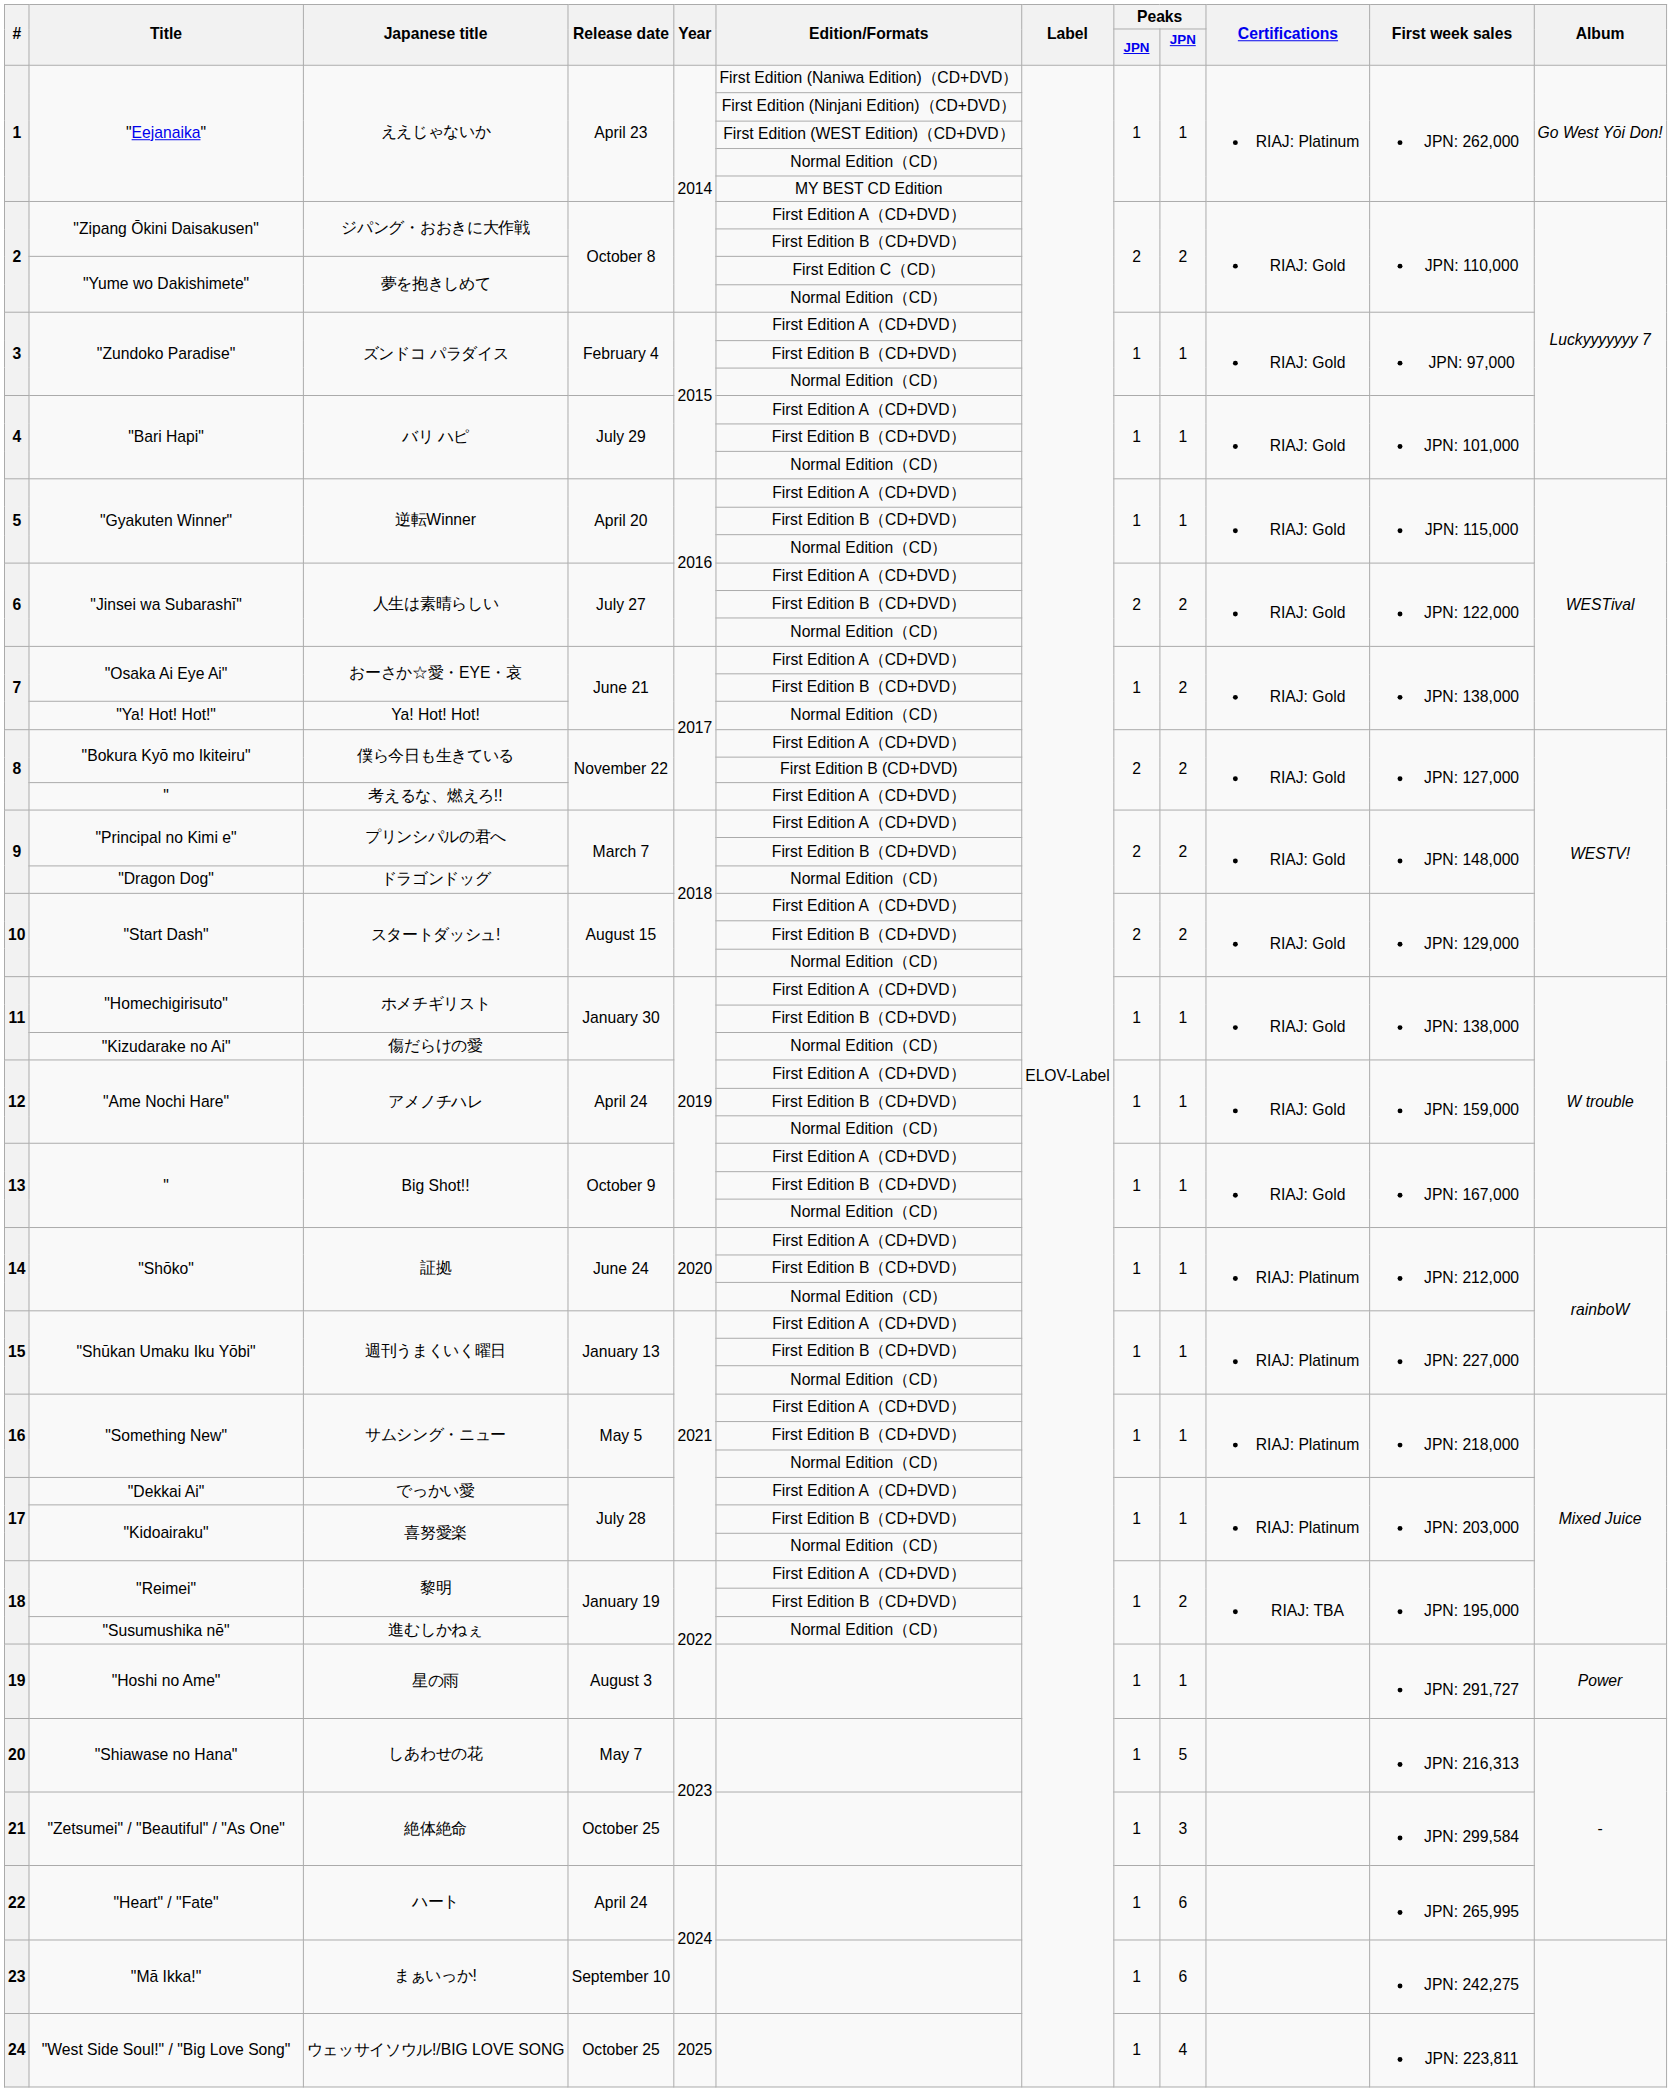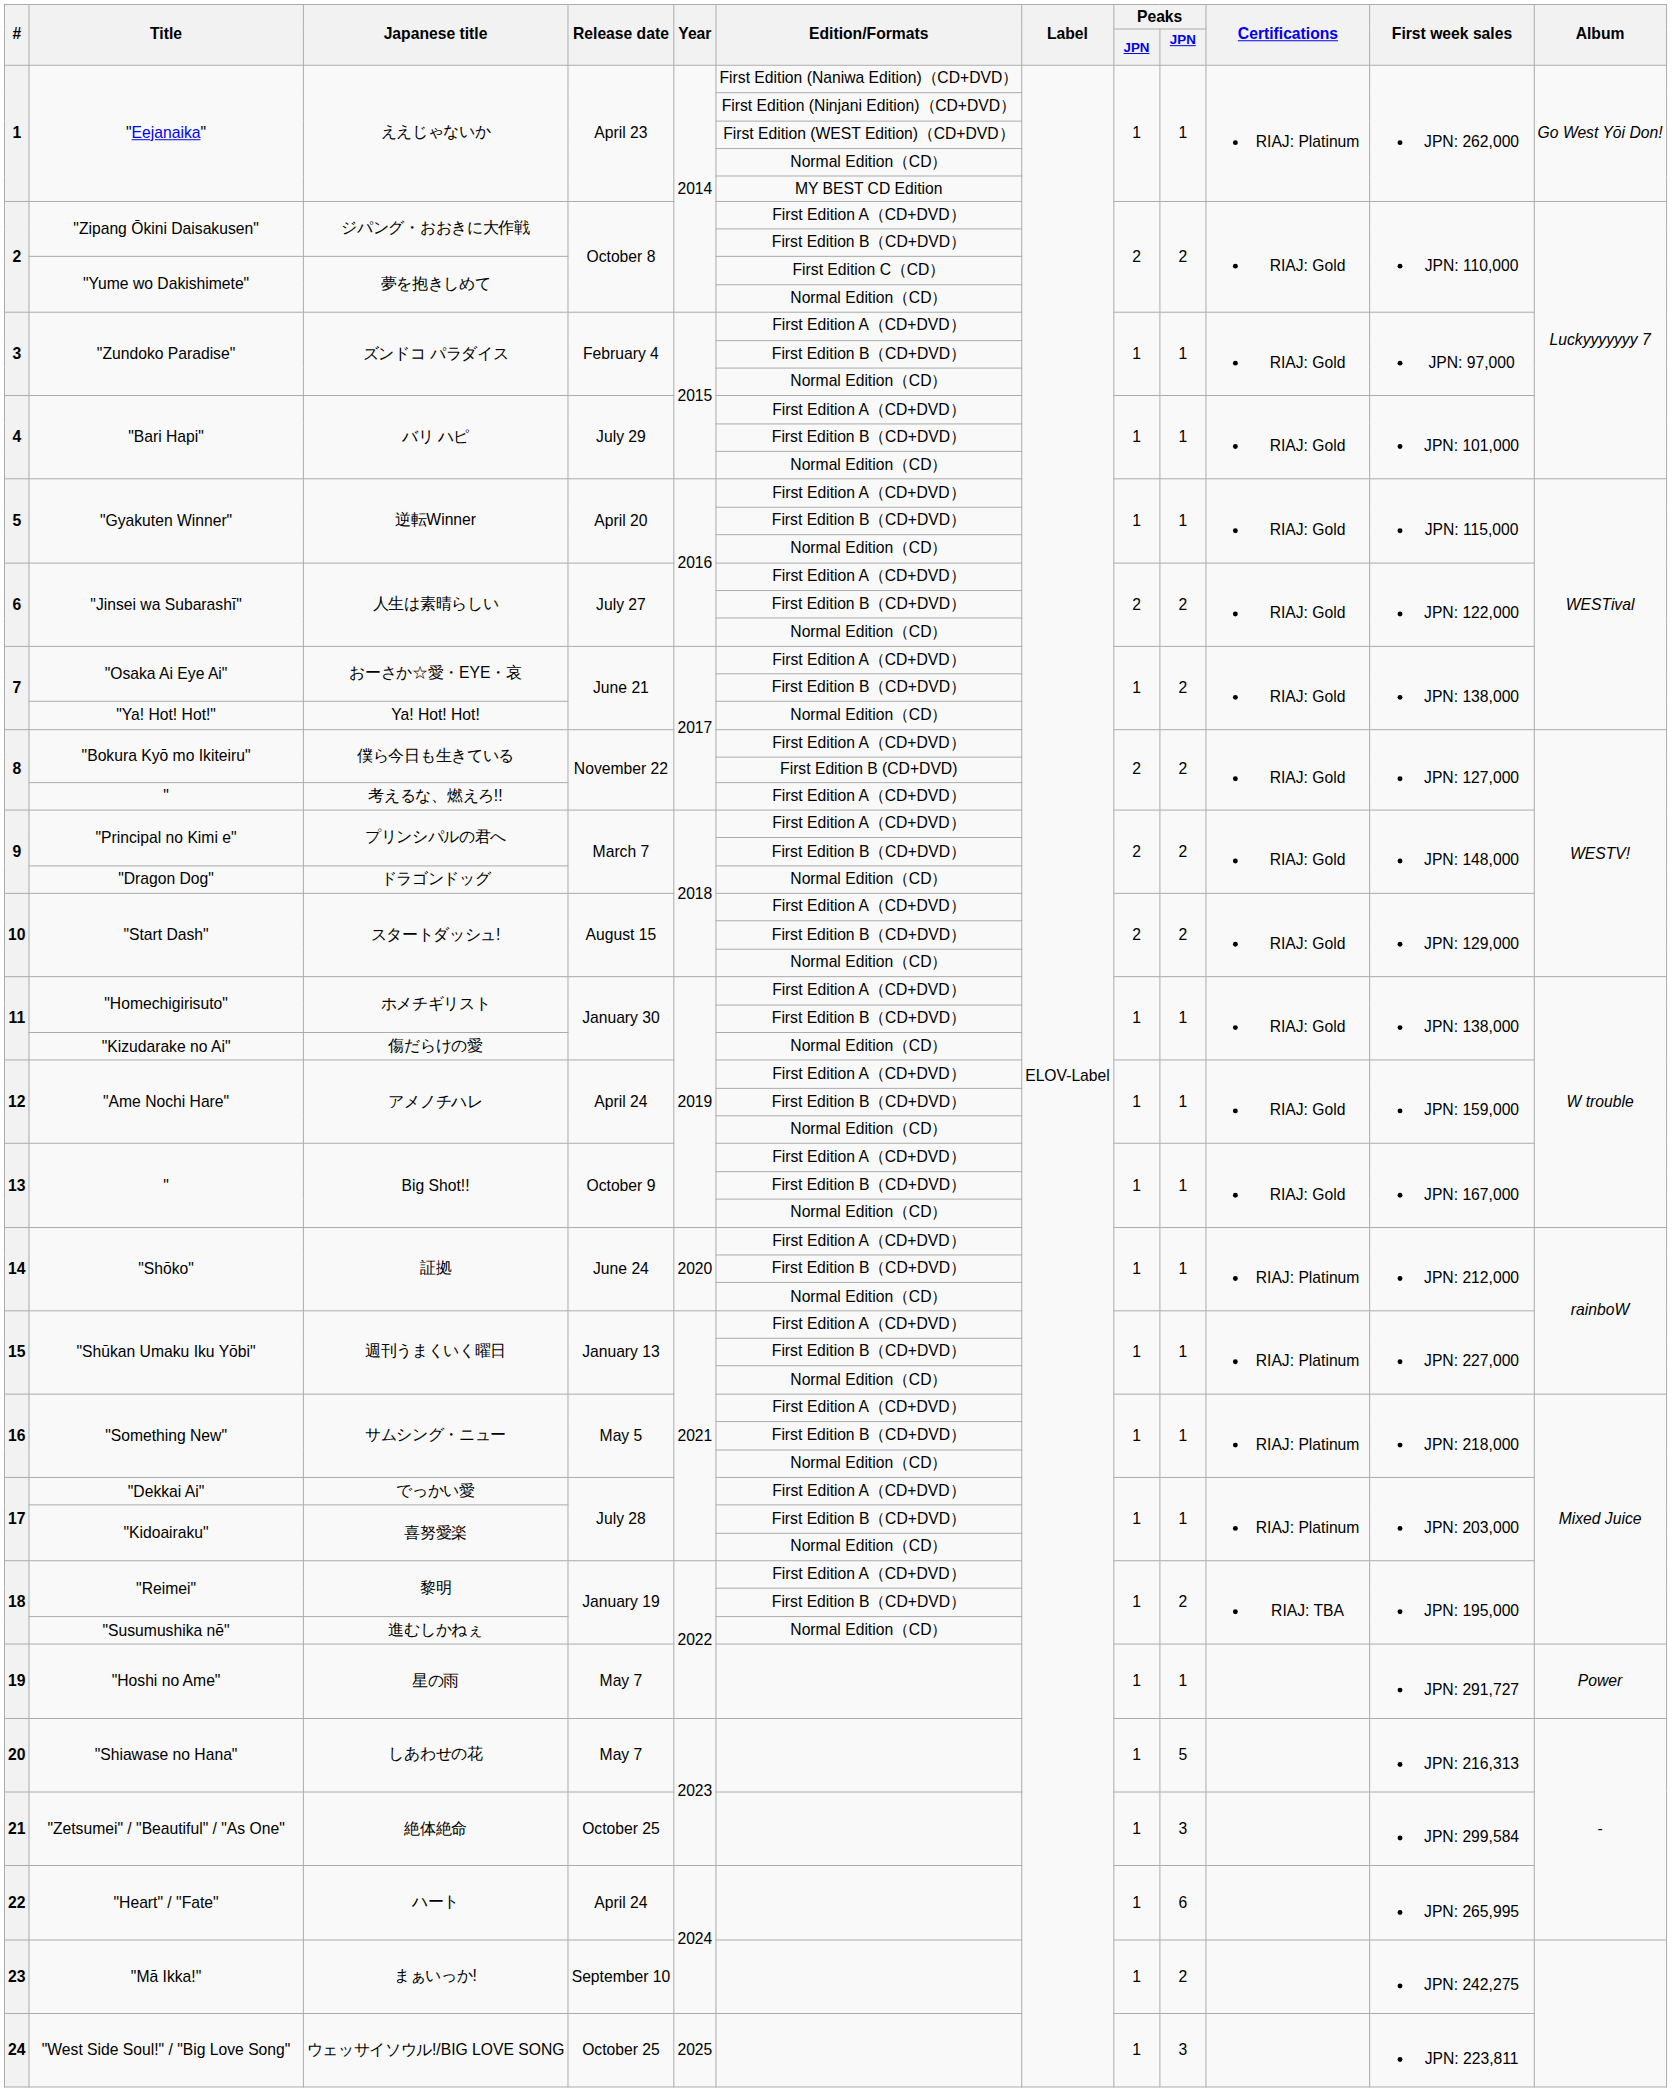(621, 1681) August 3 -> (621, 1681) May 7
(1183, 1976) 6 -> (1183, 1976) 2
(1183, 2050) 4 -> (1183, 2050) 3
